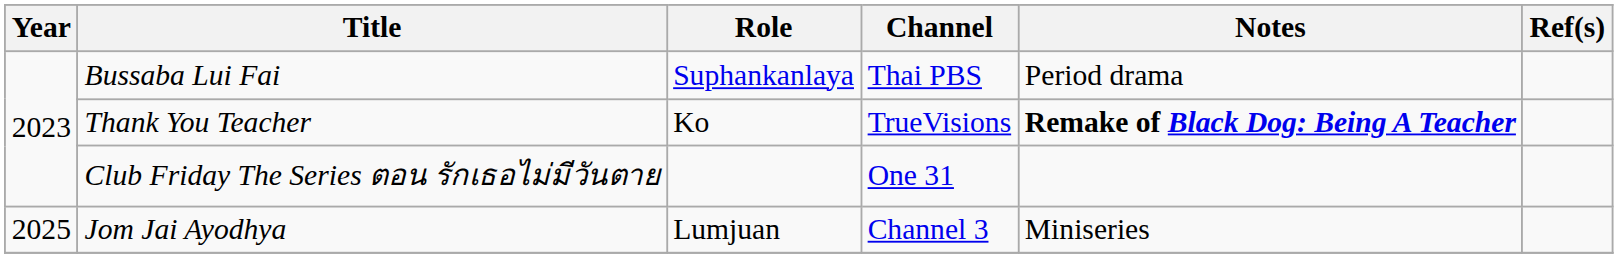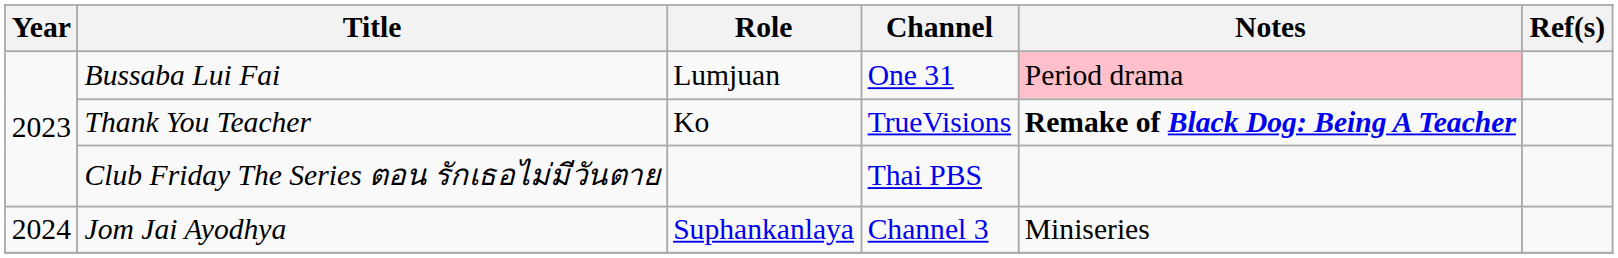(764, 74) Suphankanlaya -> (727, 74) Lumjuan
(925, 74) Thai PBS -> (911, 74) One 31
(1104, 74) no background -> (1104, 74) pink background
(911, 175) One 31 -> (925, 175) Thai PBS
(41, 228) 2025 -> (41, 228) 2024
(727, 228) Lumjuan -> (764, 228) Suphankanlaya
